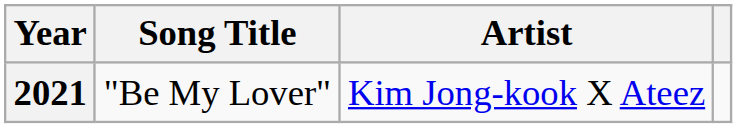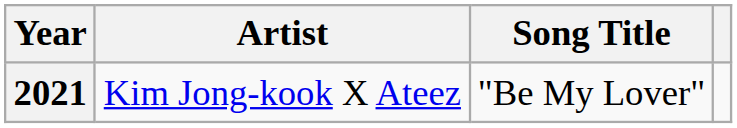columns swapped: (217, 33) <-> (527, 33)
